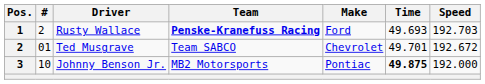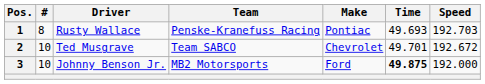(41, 31) 2 -> (41, 31) 8
(246, 31) bold -> (246, 31) normal
(338, 31) Ford -> (348, 31) Pontiac
(45, 48) 01 -> (45, 48) 10
(348, 65) Pontiac -> (338, 65) Ford
